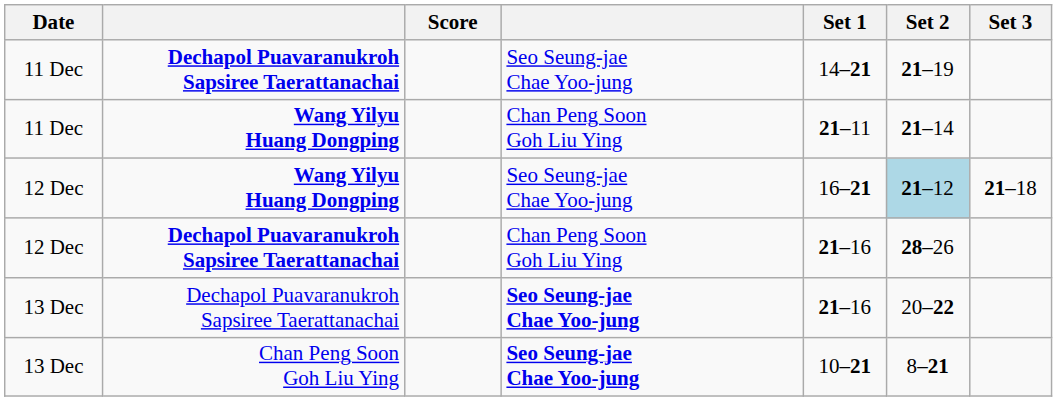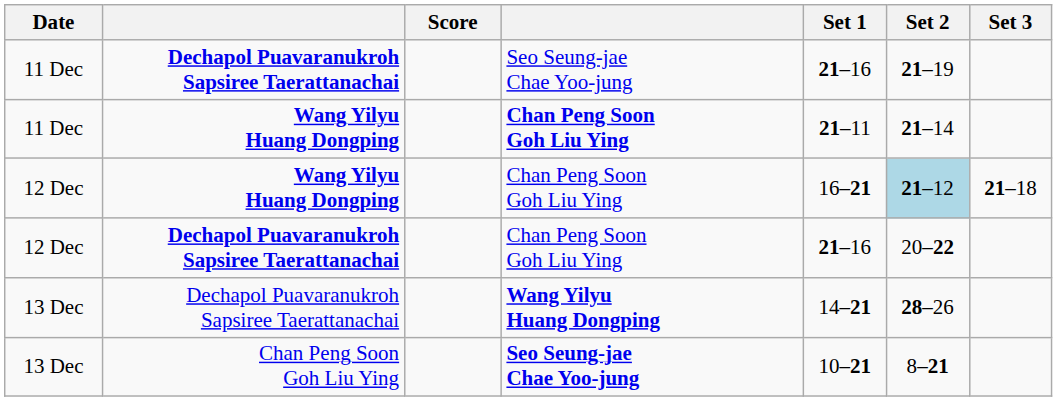(845, 69) 14–21 -> (845, 69) 21–16
(576, 128) normal -> (581, 128) bold
(569, 188) Seo Seung-jae Chae Yoo-jung -> (576, 188) Chan Peng Soon Goh Liu Ying
(928, 247) 28–26 -> (928, 247) 20–22
(573, 307) Seo Seung-jae Chae Yoo-jung -> (583, 307) Wang Yilyu Huang Dongping
(845, 307) 21–16 -> (845, 307) 14–21
(928, 307) 20–22 -> (928, 307) 28–26
